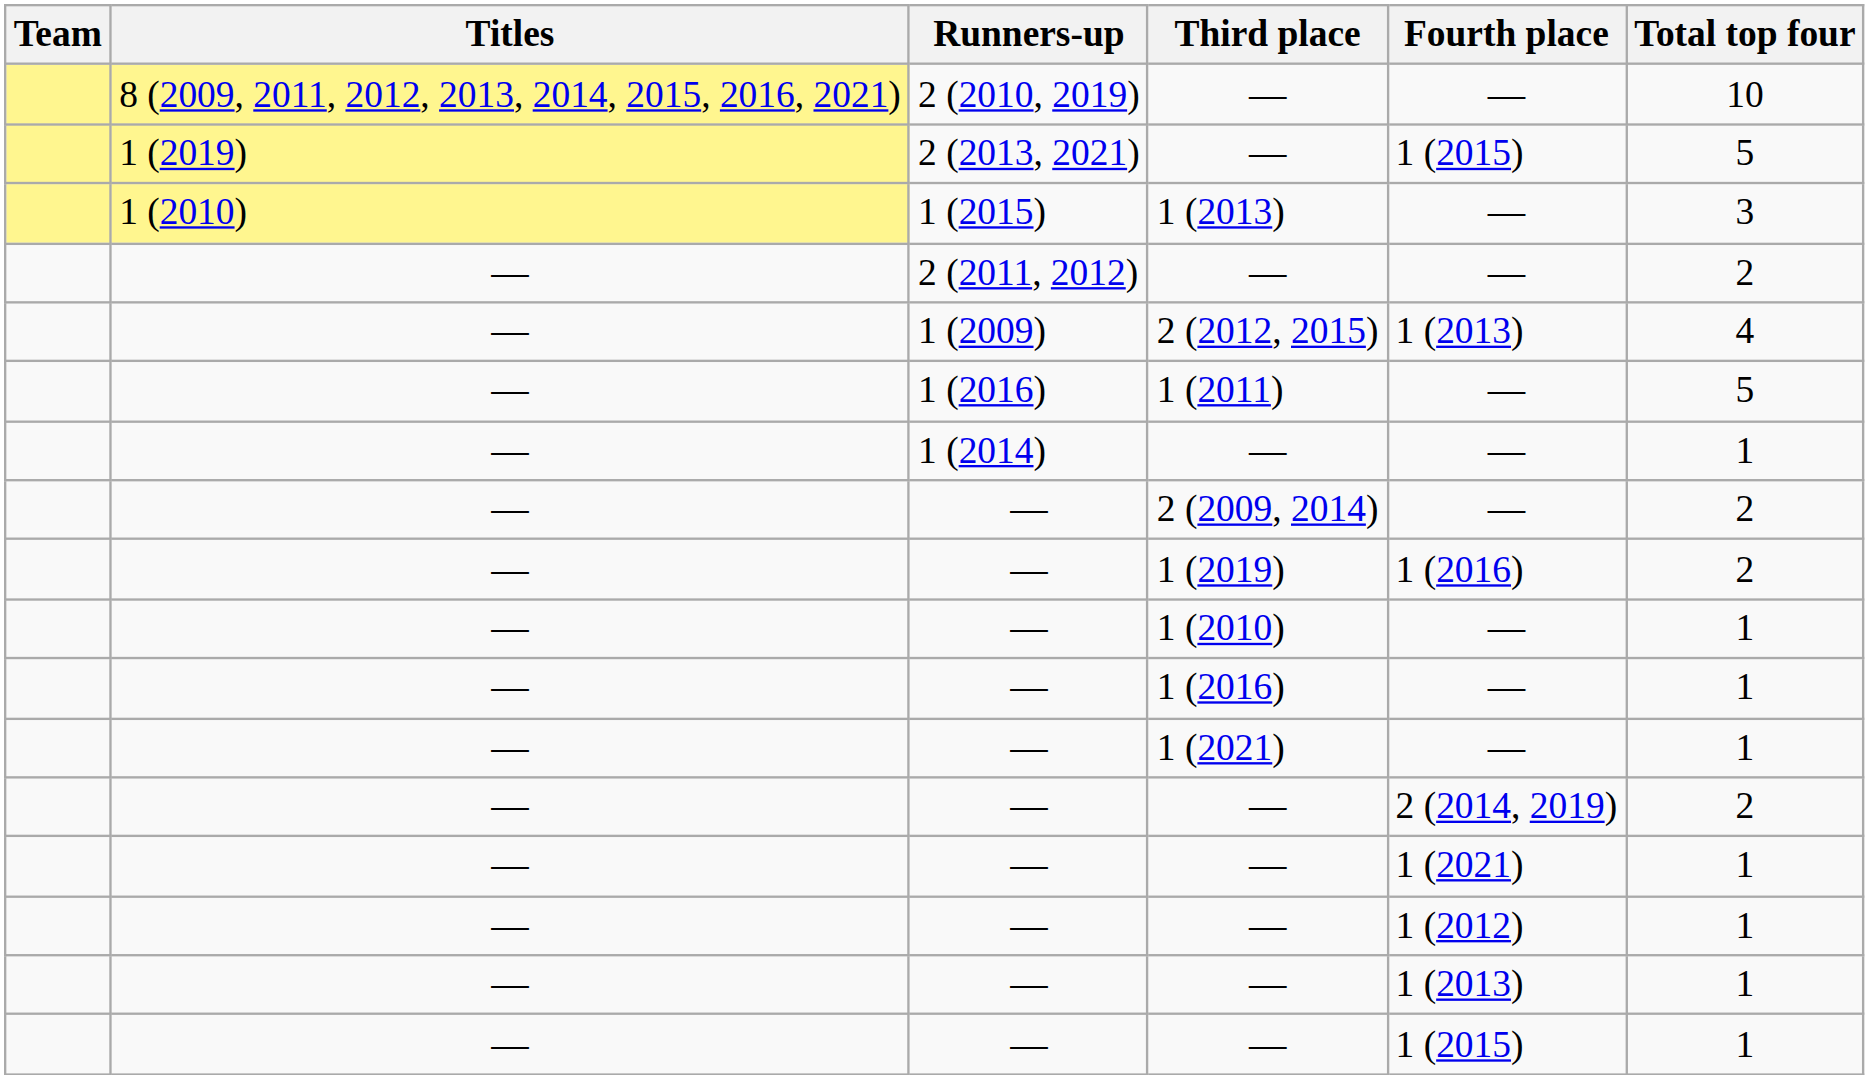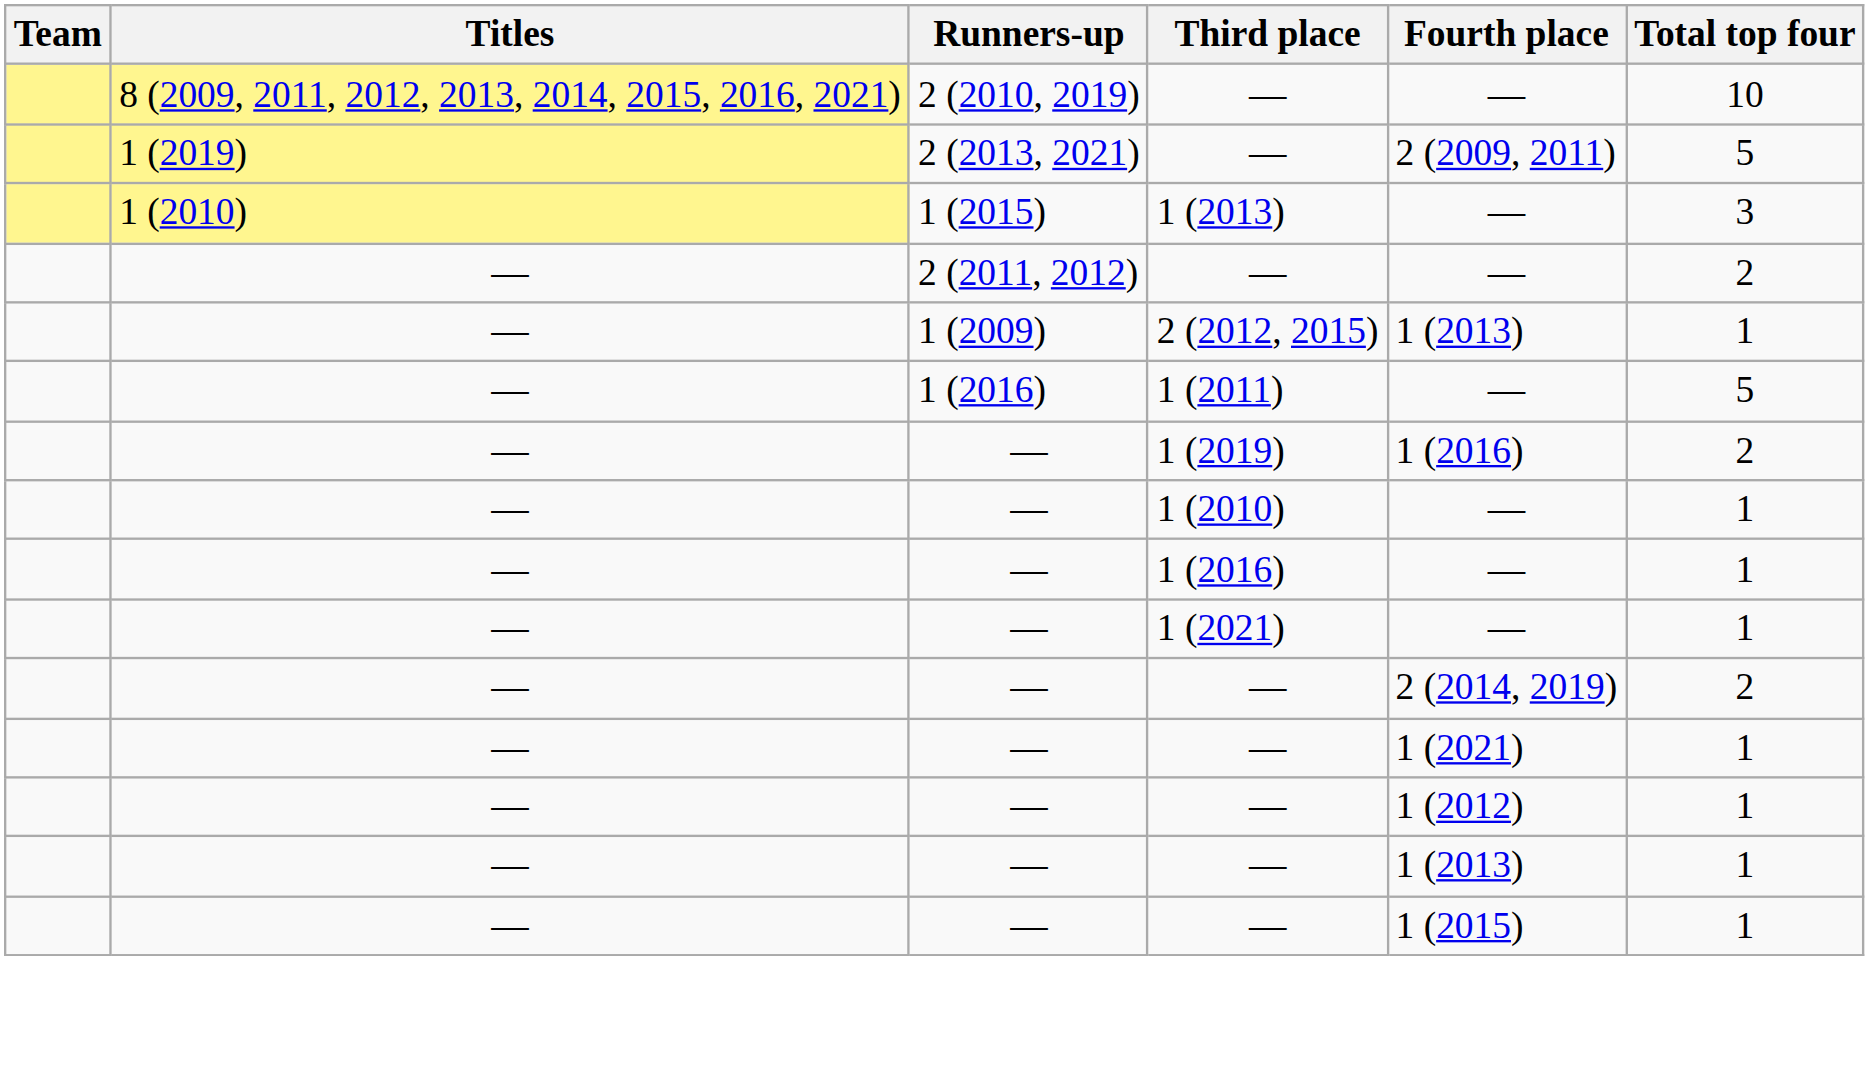(1460, 152) 1 (2015) -> (1506, 152) 2 (2009, 2011)
(1745, 331) 4 -> (1745, 331) 1
- row: (982, 449)
- row: (1029, 509)
